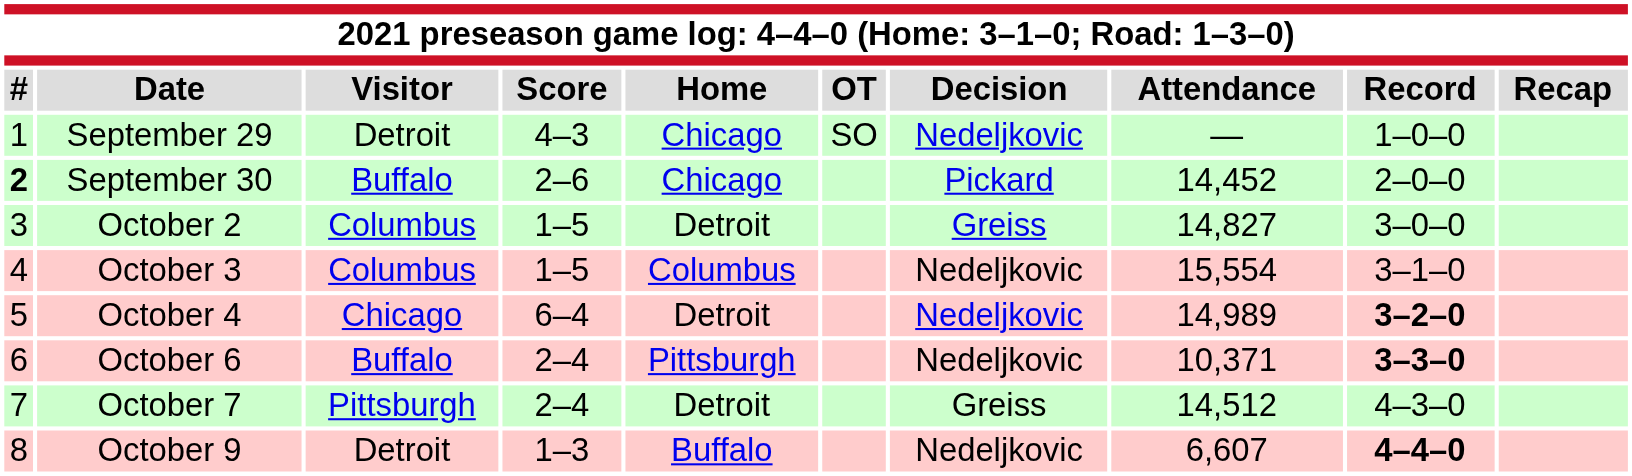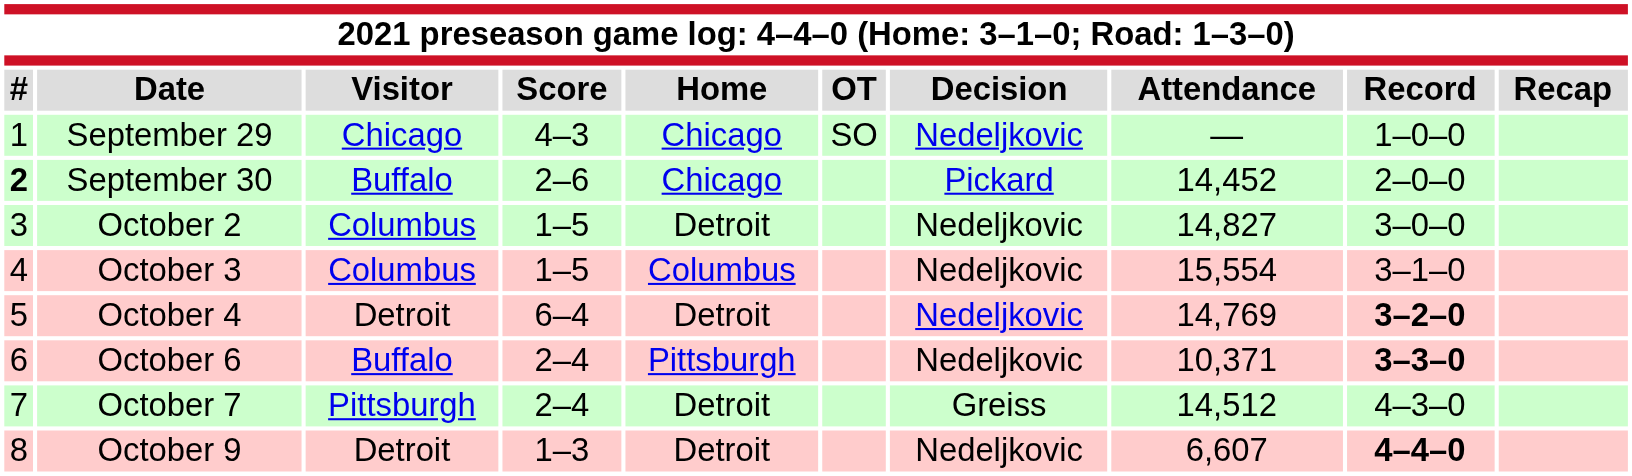(402, 134) Detroit -> (402, 134) Chicago
(999, 224) Greiss -> (999, 224) Nedeljkovic
(402, 315) Chicago -> (402, 315) Detroit
(1227, 315) 14,989 -> (1227, 315) 14,769
(722, 450) Buffalo -> (722, 450) Detroit
